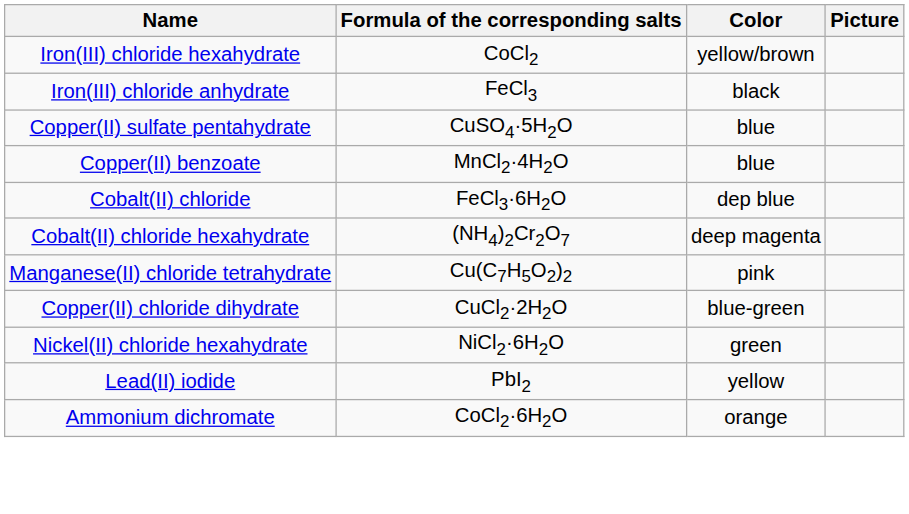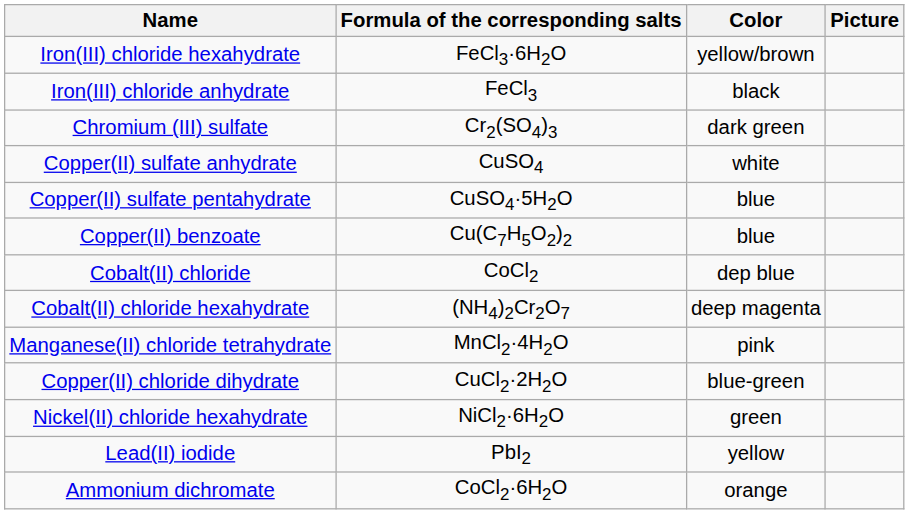(511, 55) CoCl2 -> (511, 55) FeCl3·6H2O
+ row: (170, 127)
+ row: (170, 163)
(511, 164) MnCl2·4H2O -> (511, 236) Cu(C7H5O2)2
(511, 200) FeCl3·6H2O -> (511, 273) CoCl2
(511, 273) Cu(C7H5O2)2 -> (511, 345) MnCl2·4H2O
